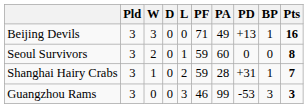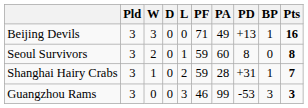(246, 53) 0 -> (246, 53) 8
